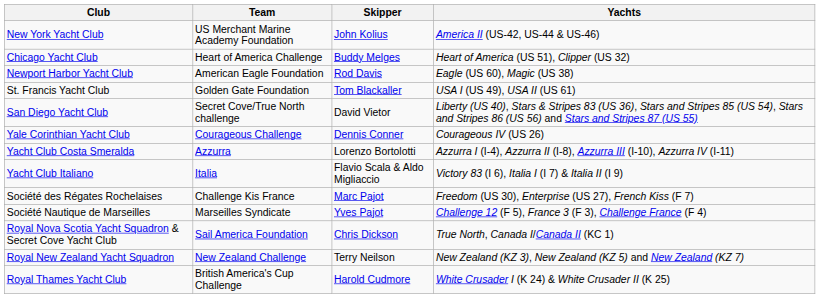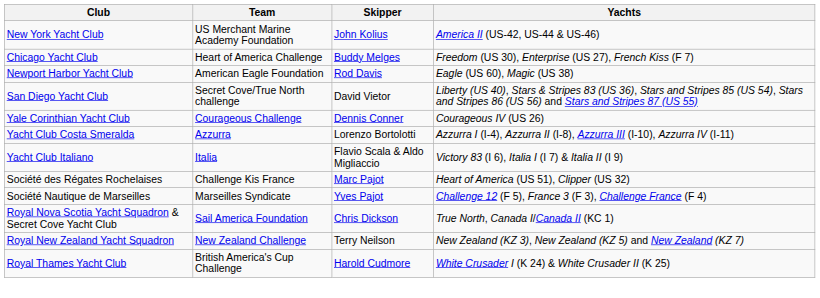(533, 57) Heart of America (US 51), Clipper (US 32) -> (565, 57) Freedom (US 30), Enterprise (US 27), French Kiss (F 7)
- row: (58, 90)
(565, 196) Freedom (US 30), Enterprise (US 27), French Kiss (F 7) -> (533, 179) Heart of America (US 51), Clipper (US 32)
